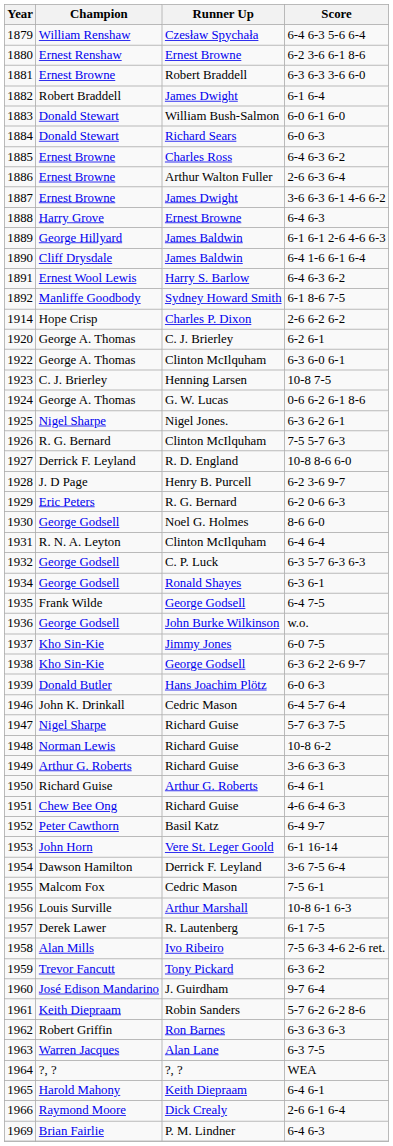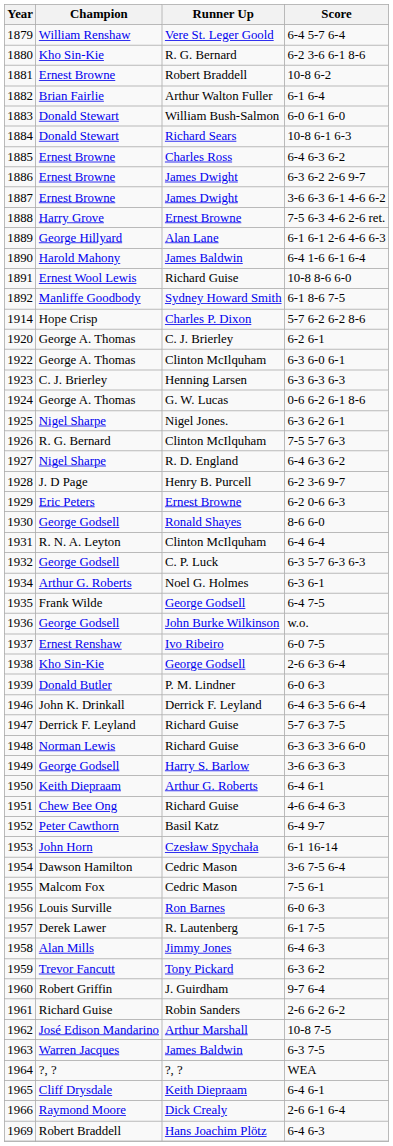(212, 34) Czesław Spychała -> (219, 34) Vere St. Leger Goold
(326, 34) 6-4 6-3 5-6 6-4 -> (316, 34) 6-4 5-7 6-4
(80, 55) Ernest Renshaw -> (71, 55) Kho Sin-Kie
(203, 55) Ernest Browne -> (201, 55) R. G. Bernard
(326, 75) 6-3 6-3 3-6 6-0 -> (309, 75) 10-8 6-2
(80, 95) Robert Braddell -> (71, 95) Brian Fairlie
(201, 95) James Dwight -> (219, 95) Arthur Walton Fuller
(306, 136) 6-0 6-3 -> (319, 136) 10-8 6-1 6-3
(219, 177) Arthur Walton Fuller -> (201, 177) James Dwight
(316, 177) 2-6 6-3 6-4 -> (326, 177) 6-3 6-2 2-6 9-7
(306, 217) 6-4 6-3 -> (336, 217) 7-5 6-3 4-6 2-6 ret.
(204, 237) James Baldwin -> (192, 237) Alan Lane
(76, 258) Cliff Drysdale -> (80, 258) Harold Mahony
(207, 278) Harry S. Barlow -> (202, 278) Richard Guise
(316, 278) 6-4 6-3 6-2 -> (319, 278) 10-8 8-6 6-0
(316, 319) 2-6 6-2 6-2 -> (326, 319) 5-7 6-2 6-2 8-6
(309, 380) 10-8 7-5 -> (316, 380) 6-3 6-3 6-3
(87, 461) Derrick F. Leyland -> (72, 461) Nigel Sharpe
(319, 461) 10-8 8-6 6-0 -> (316, 461) 6-4 6-3 6-2
(201, 501) R. G. Bernard -> (203, 501) Ernest Browne
(207, 522) Noel G. Holmes -> (203, 522) Ronald Shayes
(79, 583) George Godsell -> (85, 583) Arthur G. Roberts
(203, 583) Ronald Shayes -> (207, 583) Noel G. Holmes
(71, 643) Kho Sin-Kie -> (80, 643) Ernest Renshaw
(198, 643) Jimmy Jones -> (194, 643) Ivo Ribeiro
(326, 664) 6-3 6-2 2-6 9-7 -> (316, 664) 2-6 6-3 6-4
(216, 684) Hans Joachim Plötz -> (200, 684) P. M. Lindner
(201, 704) Cedric Mason -> (213, 704) Derrick F. Leyland
(316, 704) 6-4 5-7 6-4 -> (326, 704) 6-4 6-3 5-6 6-4
(72, 725) Nigel Sharpe -> (87, 725) Derrick F. Leyland
(309, 745) 10-8 6-2 -> (326, 745) 6-3 6-3 3-6 6-0
(85, 765) Arthur G. Roberts -> (79, 765) George Godsell
(202, 765) Richard Guise -> (207, 765) Harry S. Barlow
(76, 786) Richard Guise -> (80, 786) Keith Diepraam
(219, 846) Vere St. Leger Goold -> (212, 846) Czesław Spychała
(213, 867) Derrick F. Leyland -> (201, 867) Cedric Mason
(206, 907) Arthur Marshall -> (195, 907) Ron Barnes
(319, 907) 10-8 6-1 6-3 -> (306, 907) 6-0 6-3
(194, 948) Ivo Ribeiro -> (198, 948) Jimmy Jones
(336, 948) 7-5 6-3 4-6 2-6 ret. -> (306, 948) 6-4 6-3
(99, 989) José Edison Mandarino -> (76, 989) Robert Griffin
(80, 1009) Keith Diepraam -> (76, 1009) Richard Guise
(326, 1009) 5-7 6-2 6-2 8-6 -> (316, 1009) 2-6 6-2 6-2
(76, 1029) Robert Griffin -> (99, 1029) José Edison Mandarino
(195, 1029) Ron Barnes -> (206, 1029) Arthur Marshall
(316, 1029) 6-3 6-3 6-3 -> (309, 1029) 10-8 7-5
(192, 1049) Alan Lane -> (204, 1049) James Baldwin
(80, 1090) Harold Mahony -> (76, 1090) Cliff Drysdale
(71, 1131) Brian Fairlie -> (80, 1131) Robert Braddell
(200, 1131) P. M. Lindner -> (216, 1131) Hans Joachim Plötz
